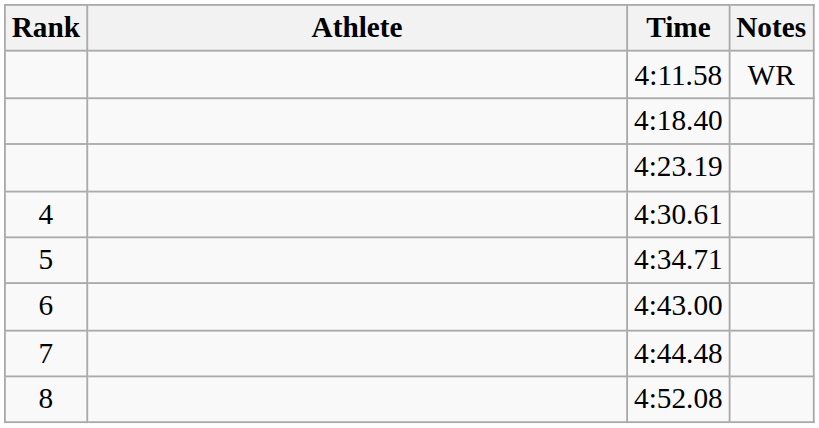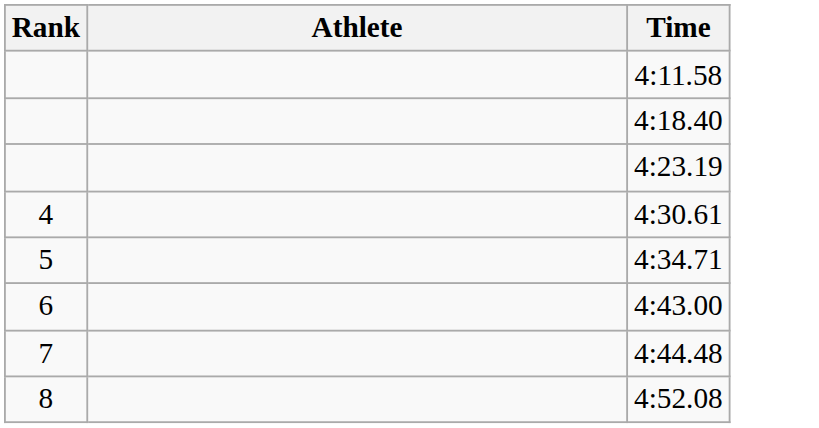- column: (771, 27)
